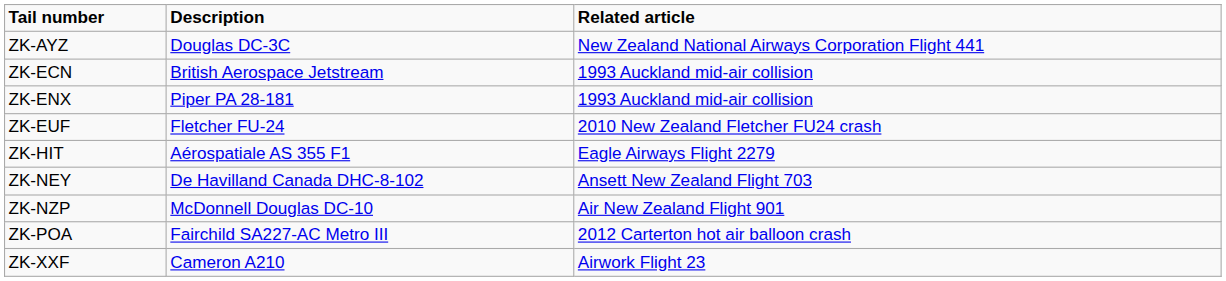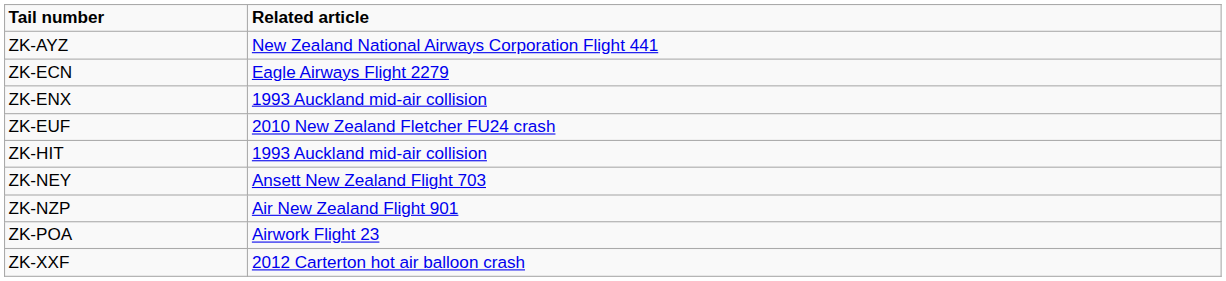- column: (217, 18)
(695, 72) 1993 Auckland mid-air collision -> (350, 72) Eagle Airways Flight 2279
(676, 153) Eagle Airways Flight 2279 -> (369, 153) 1993 Auckland mid-air collision
(714, 235) 2012 Carterton hot air balloon crash -> (316, 235) Airwork Flight 23
(642, 262) Airwork Flight 23 -> (388, 262) 2012 Carterton hot air balloon crash
